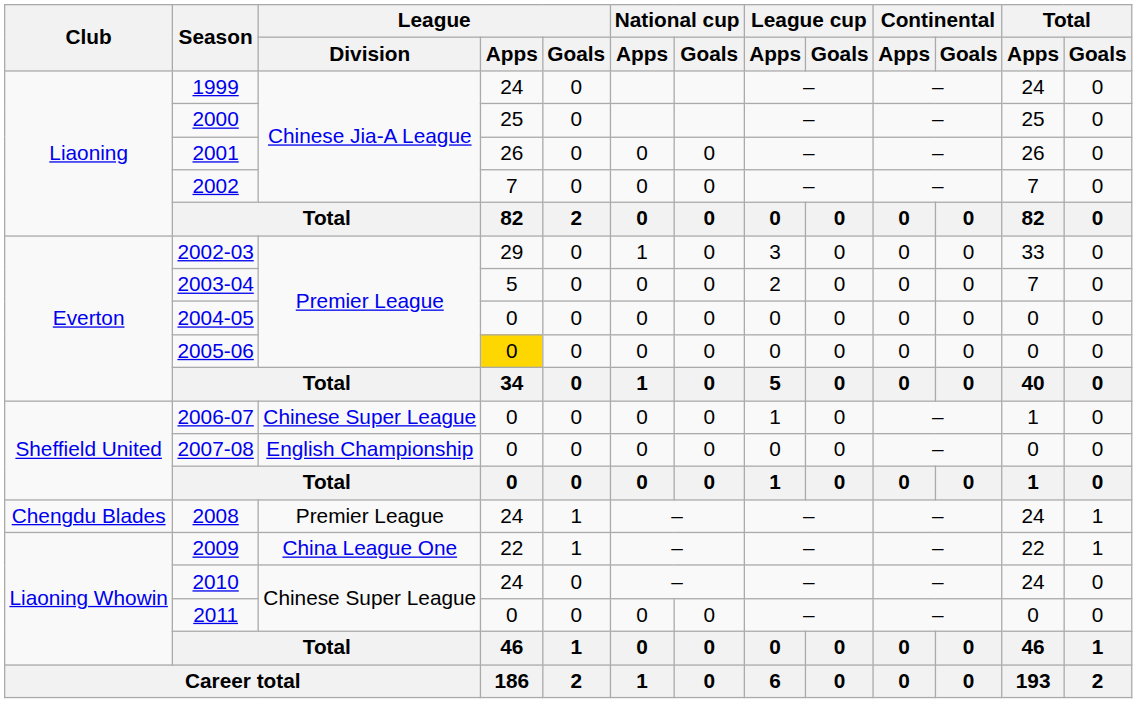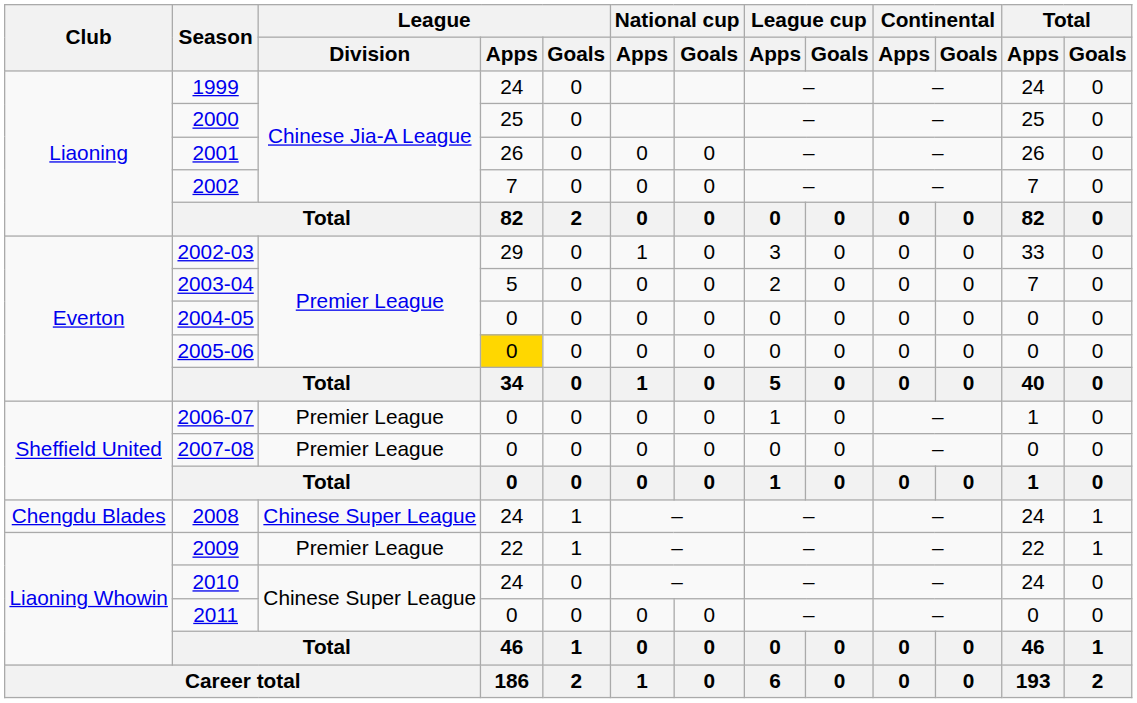(370, 416) Chinese Super League -> (370, 416) Premier League
(370, 449) English Championship -> (370, 449) Premier League
(370, 515) Premier League -> (370, 515) Chinese Super League
(370, 548) China League One -> (370, 548) Premier League
